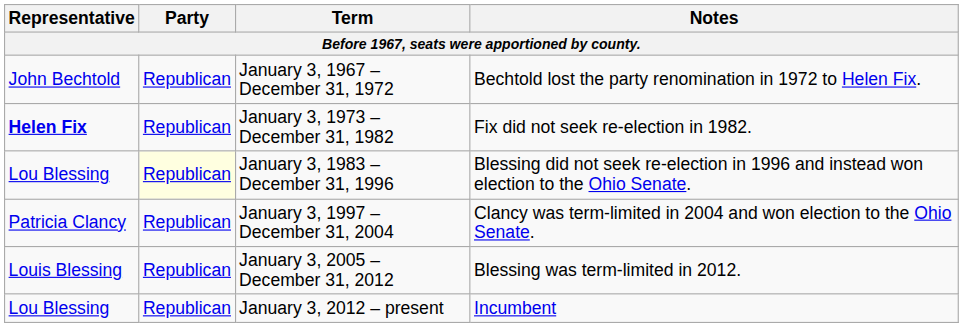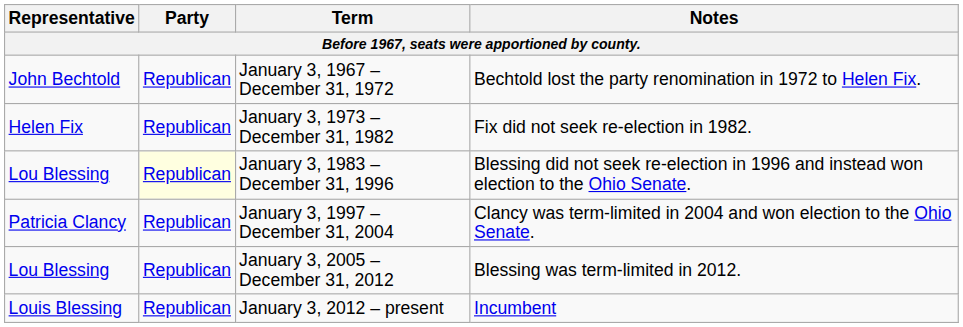(48, 127) bold -> (46, 127) normal
(65, 270) Louis Blessing -> (59, 270) Lou Blessing
(59, 308) Lou Blessing -> (65, 308) Louis Blessing
